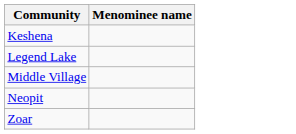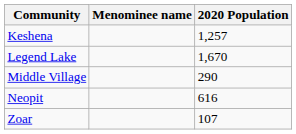+ column: (243, 14)
